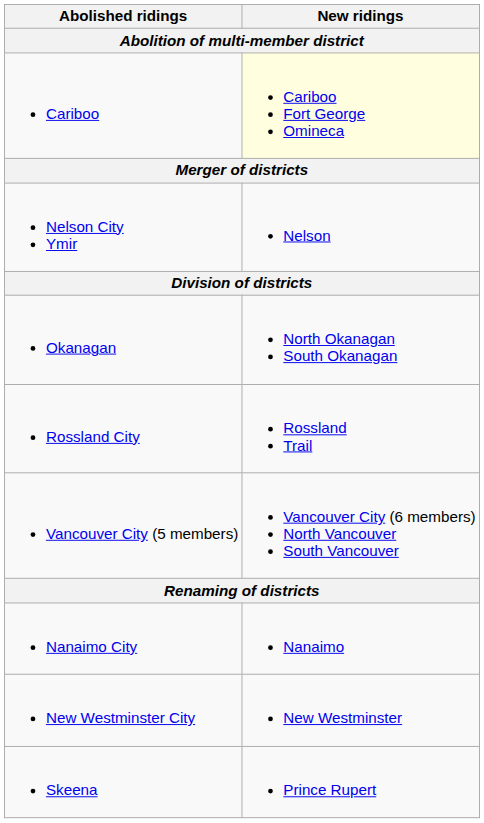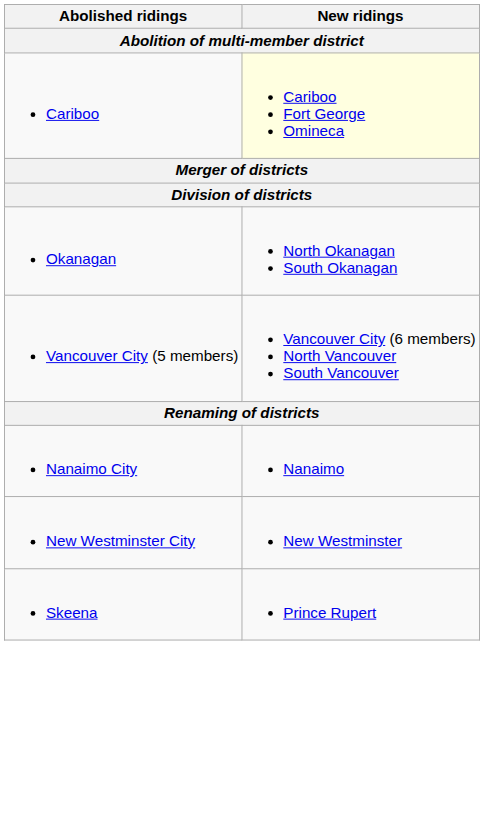- row: (123, 236)
- row: (123, 437)
